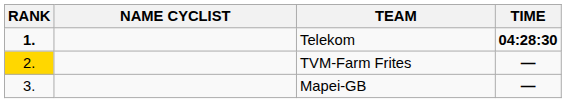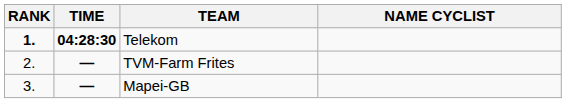columns swapped: (175, 16) <-> (528, 16)
(29, 63) gold background -> (29, 63) no background
